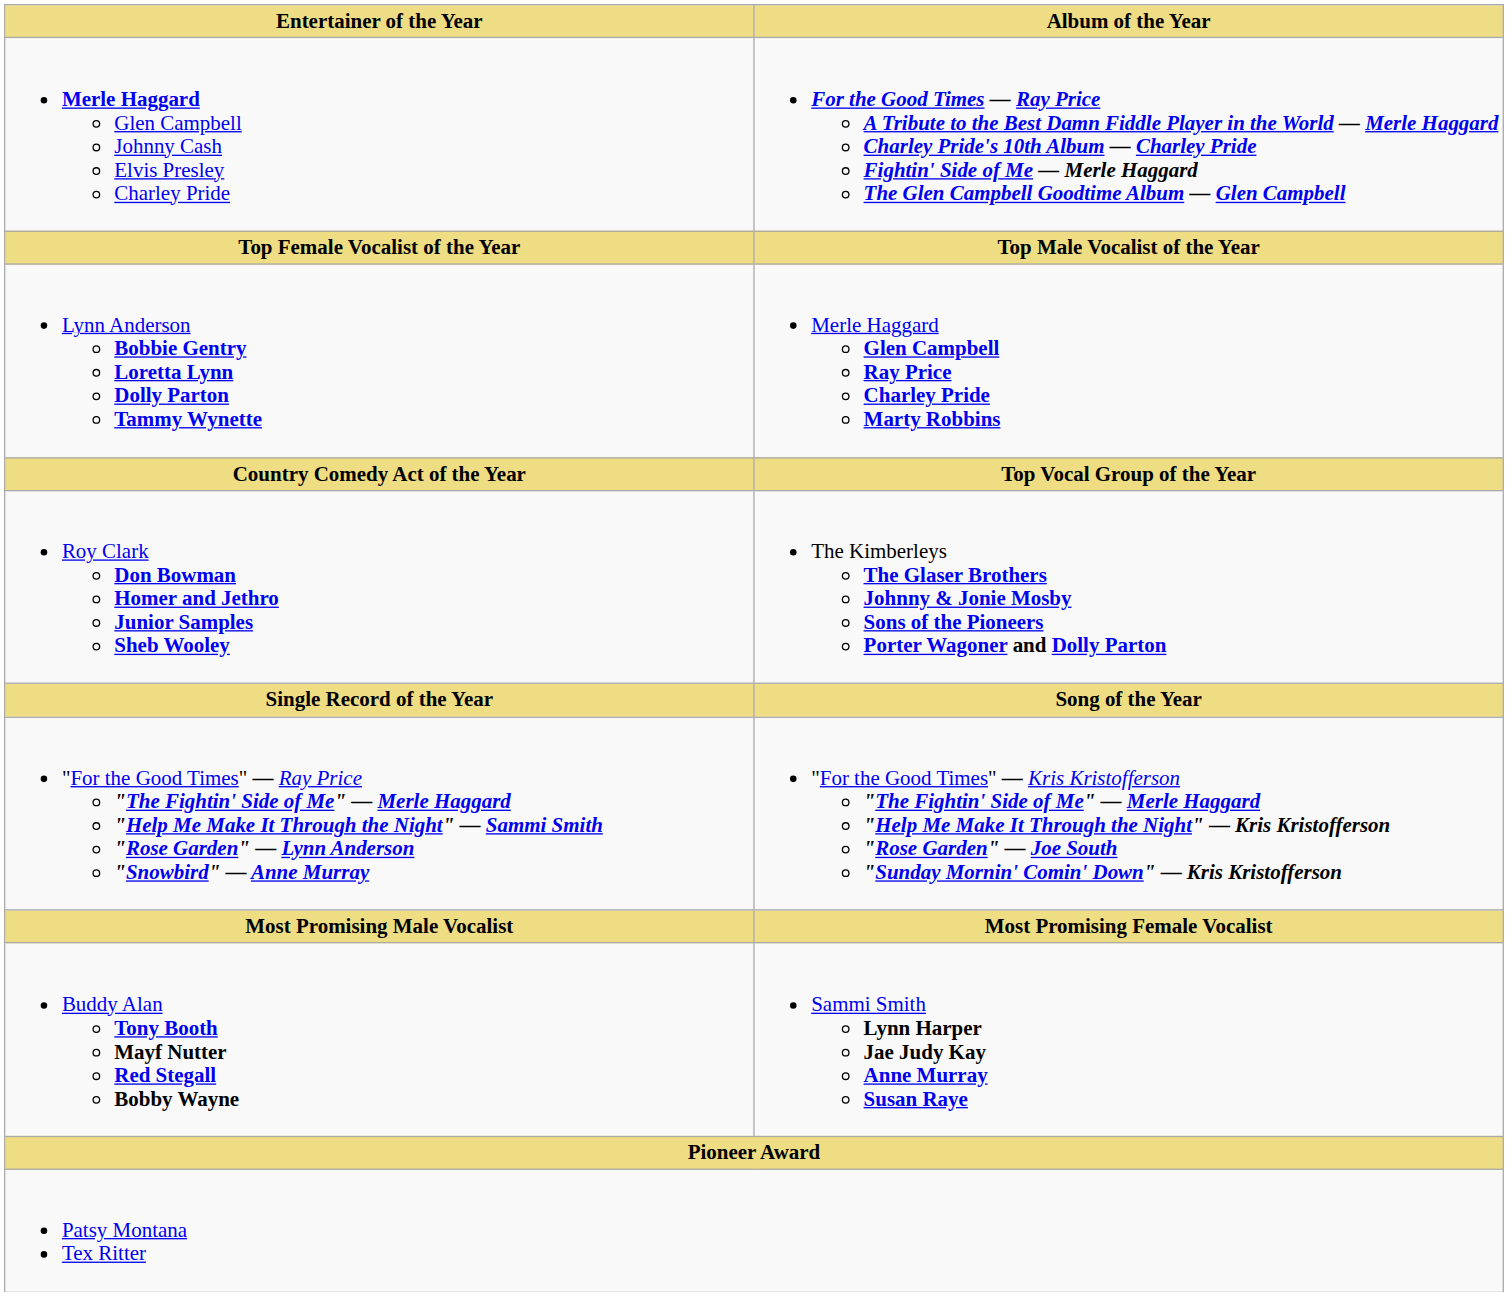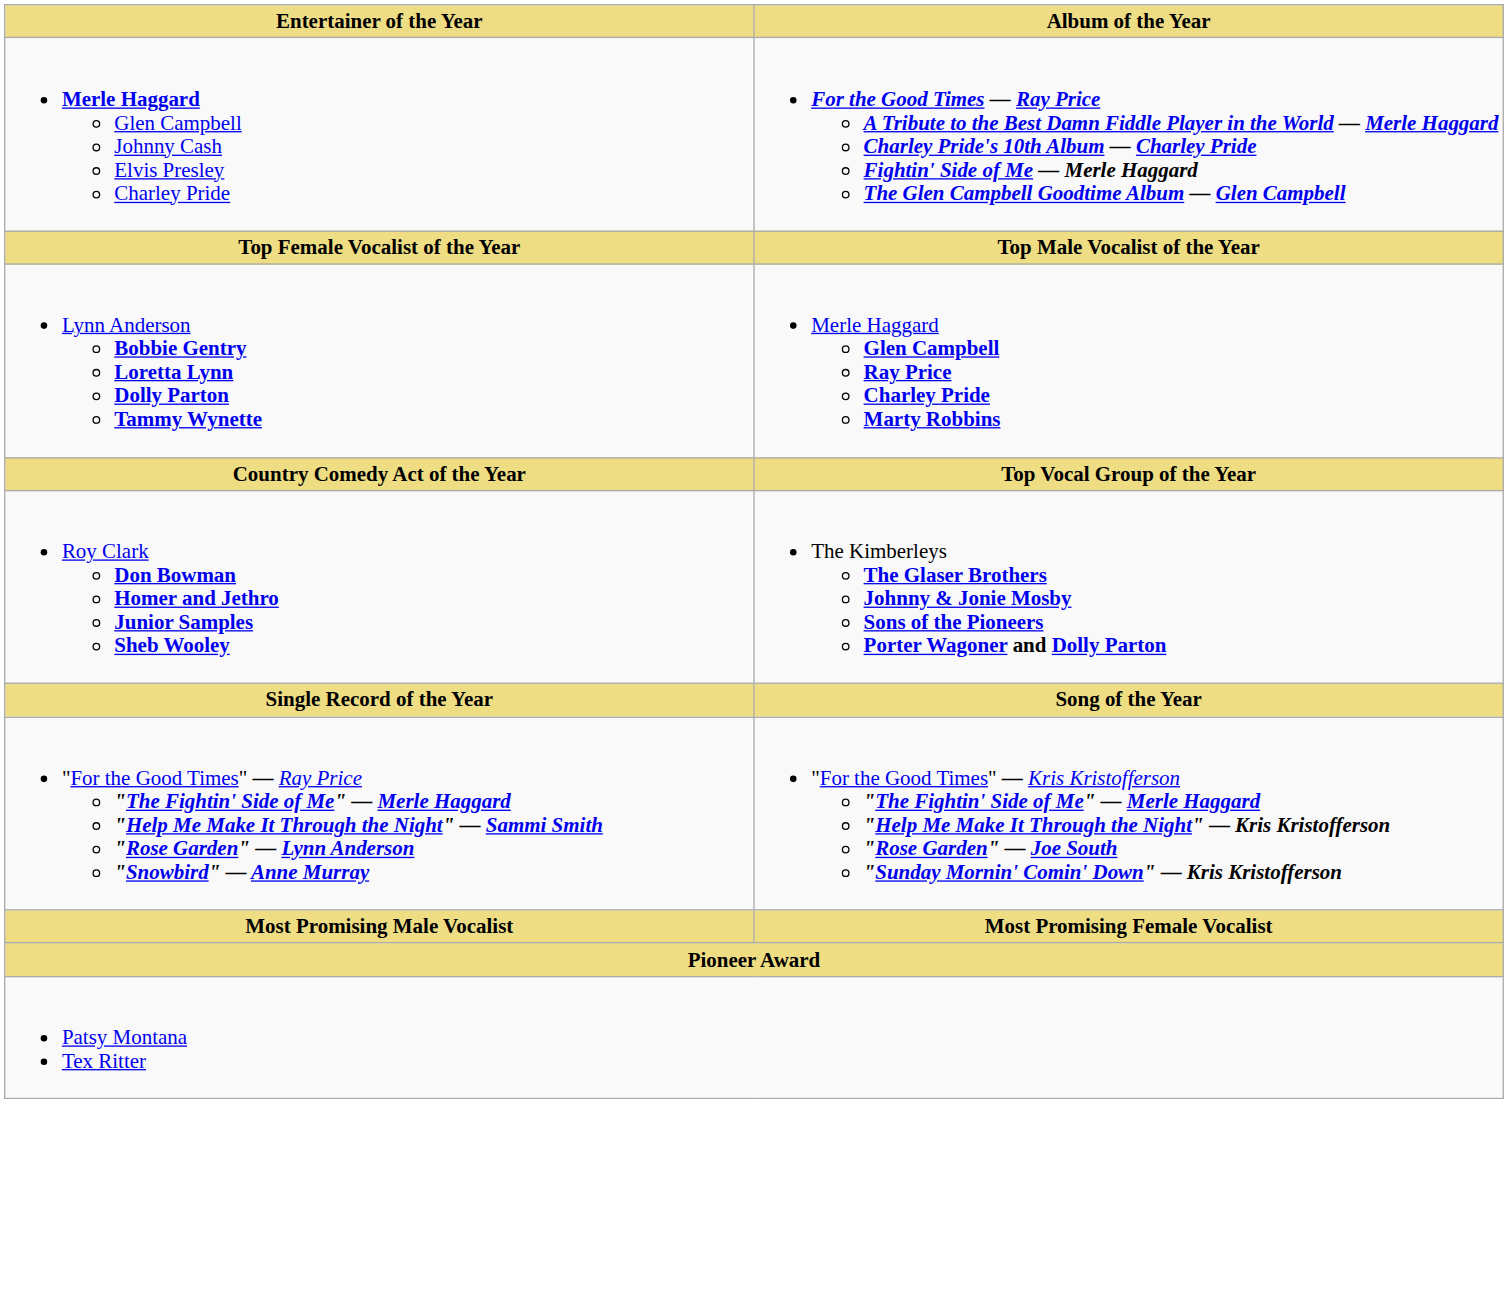- row: (379, 1051)
